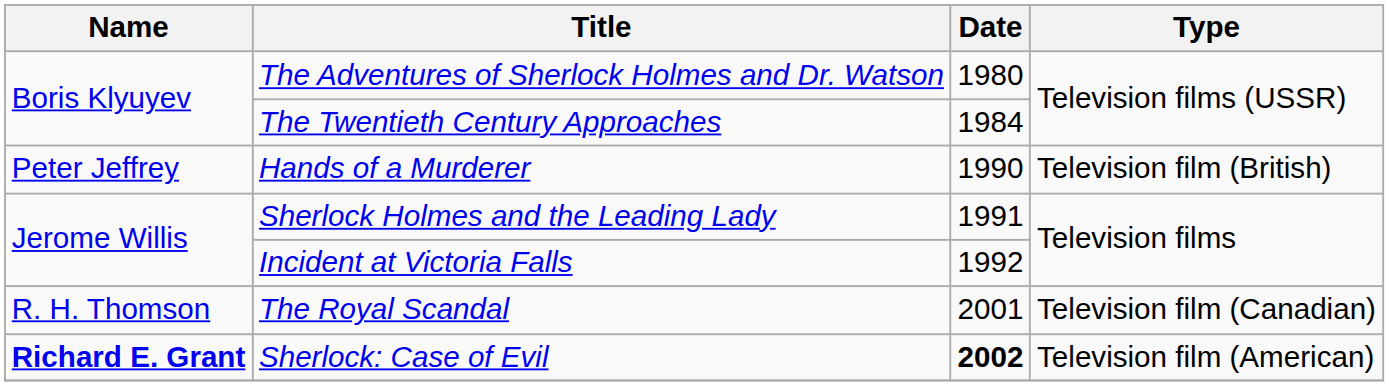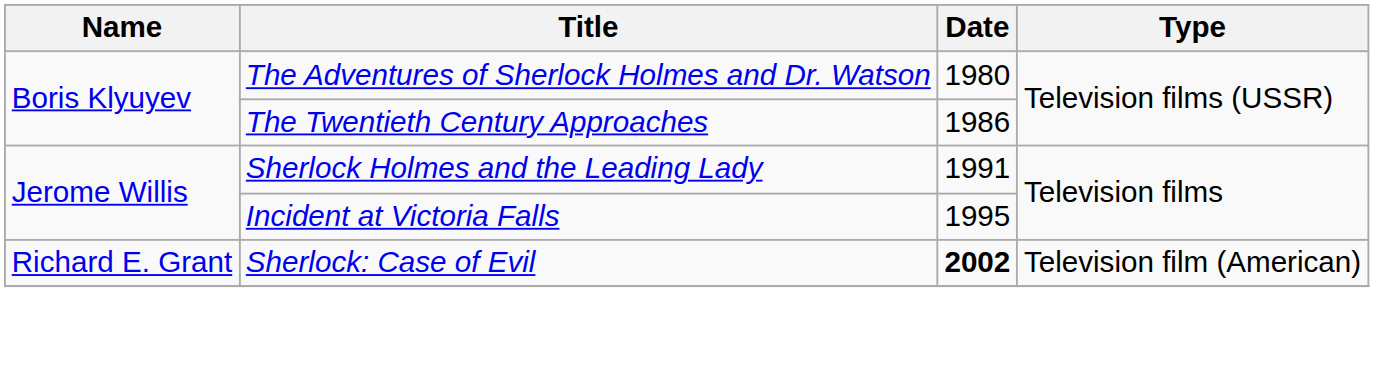(990, 121) 1984 -> (977, 121) 1986
- row: (395, 168)
(990, 262) 1992 -> (977, 215) 1995
- row: (384, 309)
(129, 356) bold -> (122, 262) normal
